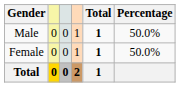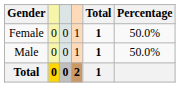rows swapped: (26, 33) <-> (26, 53)
